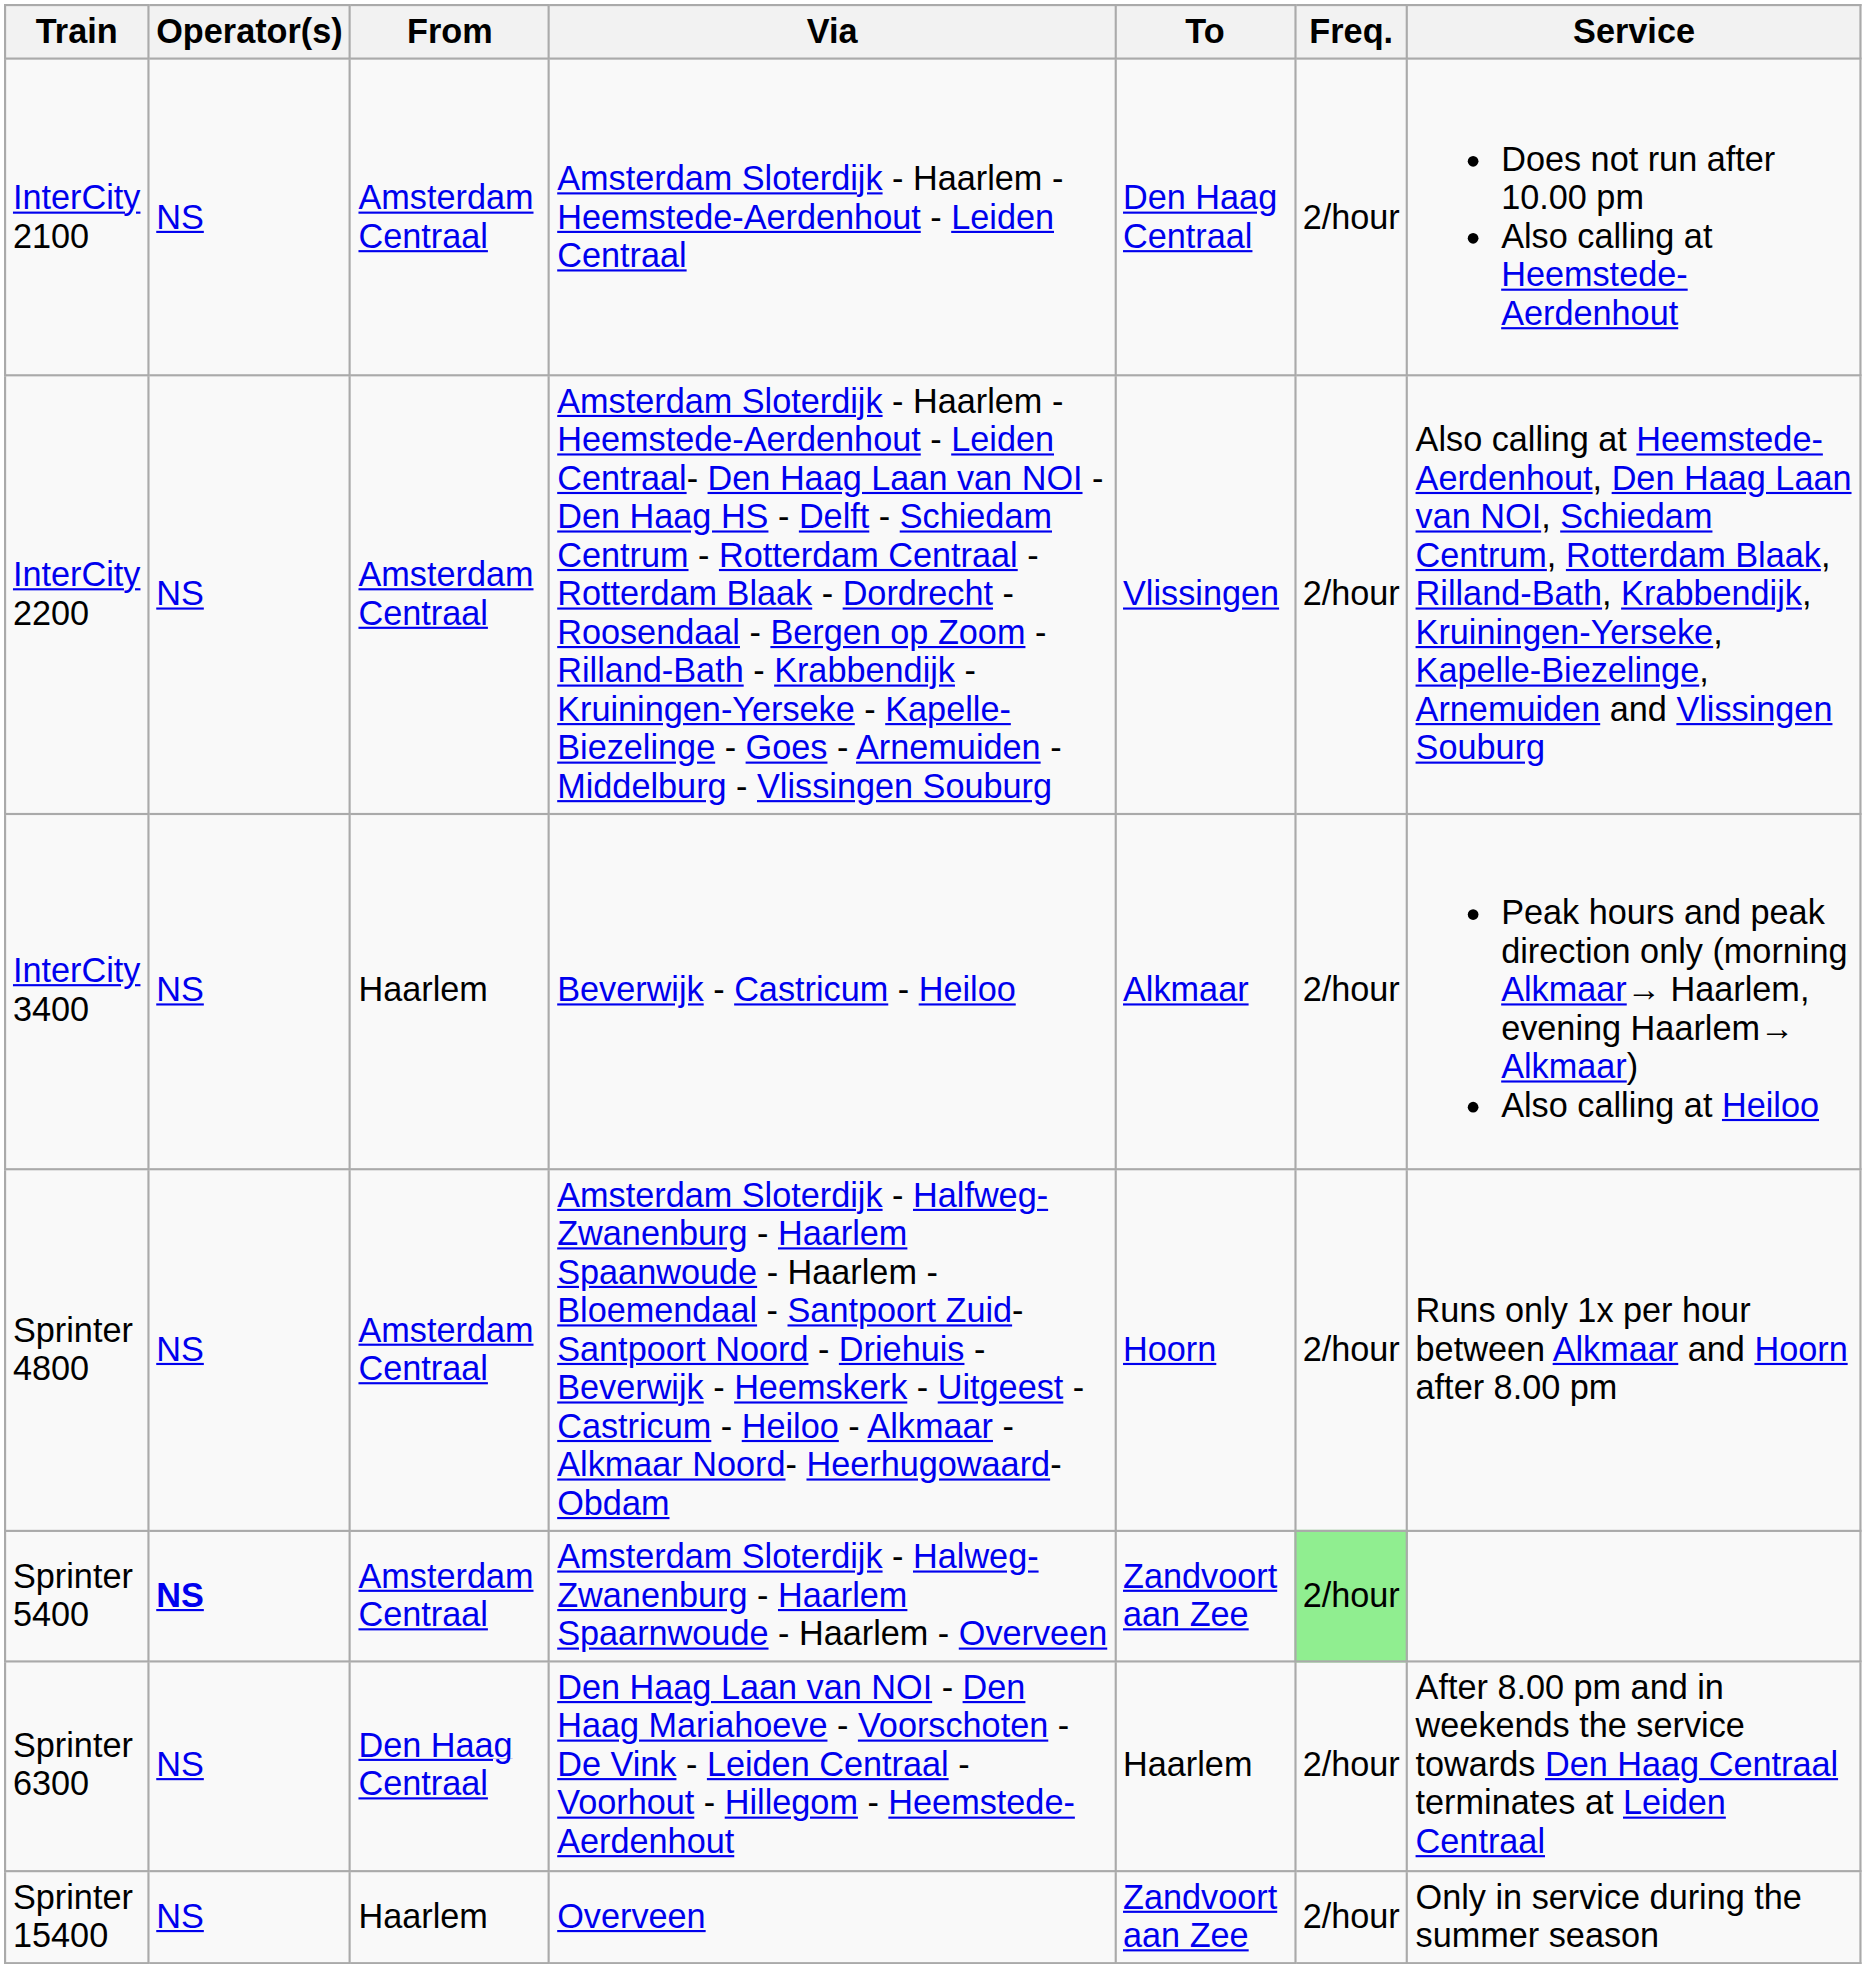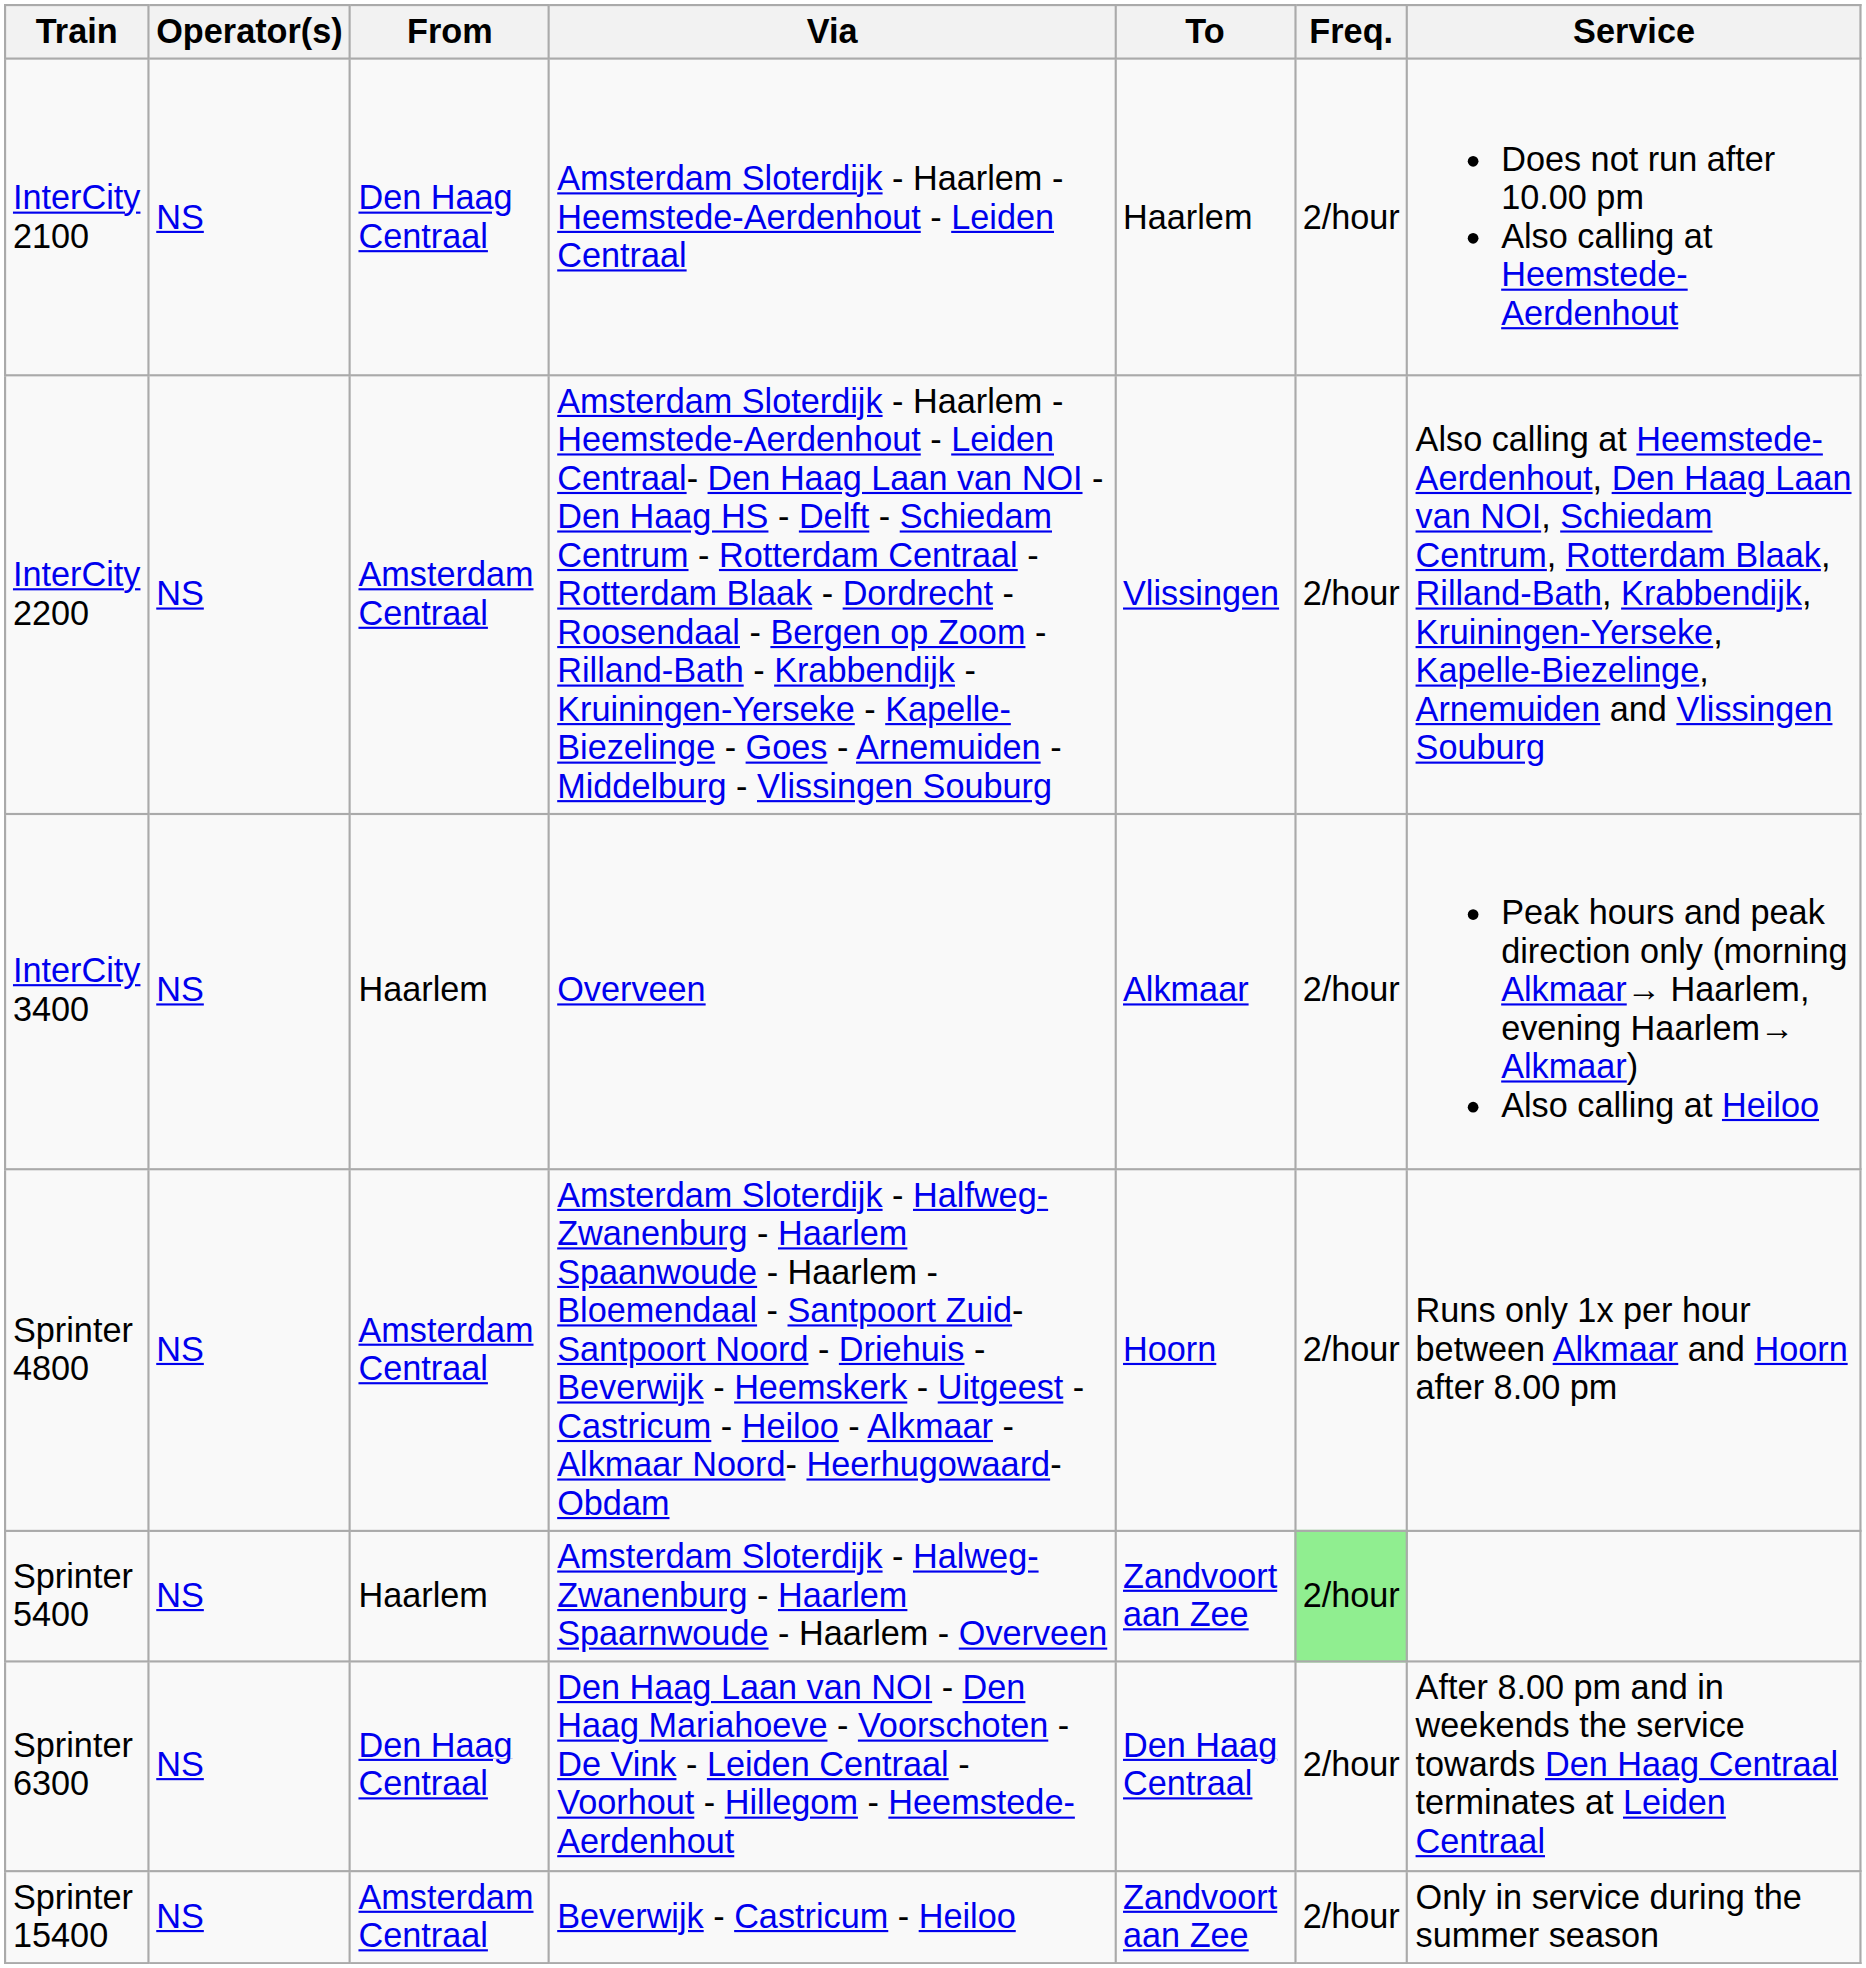(446, 216) Amsterdam Centraal -> (436, 216) Den Haag Centraal
(1200, 216) Den Haag Centraal -> (1188, 216) Haarlem
(786, 990) Beverwijk - Castricum - Heiloo -> (631, 990) Overveen
(180, 1595) bold -> (180, 1595) normal
(446, 1595) Amsterdam Centraal -> (423, 1595) Haarlem
(1188, 1765) Haarlem -> (1200, 1765) Den Haag Centraal
(423, 1916) Haarlem -> (446, 1916) Amsterdam Centraal
(631, 1916) Overveen -> (786, 1916) Beverwijk - Castricum - Heiloo
